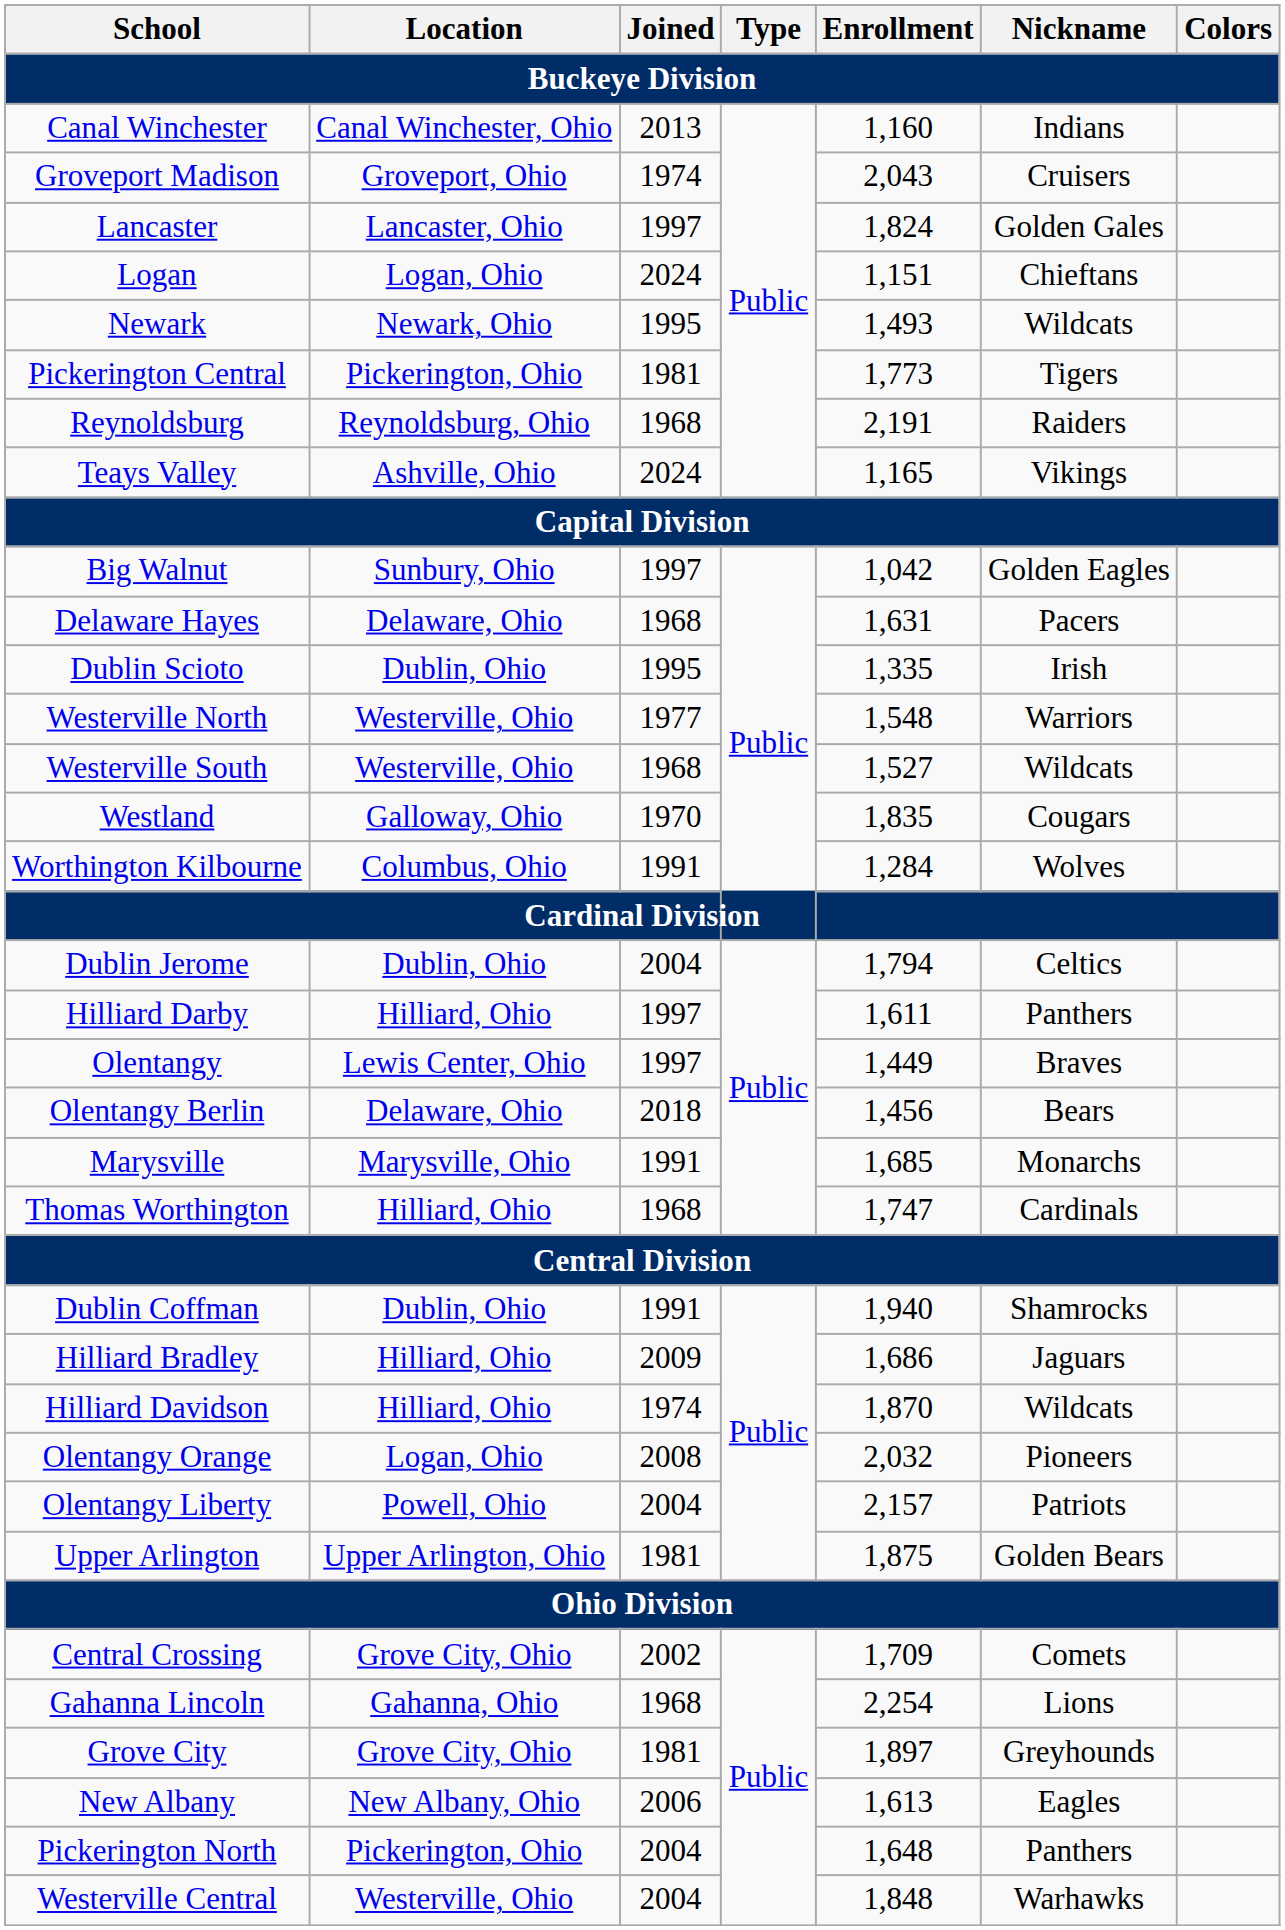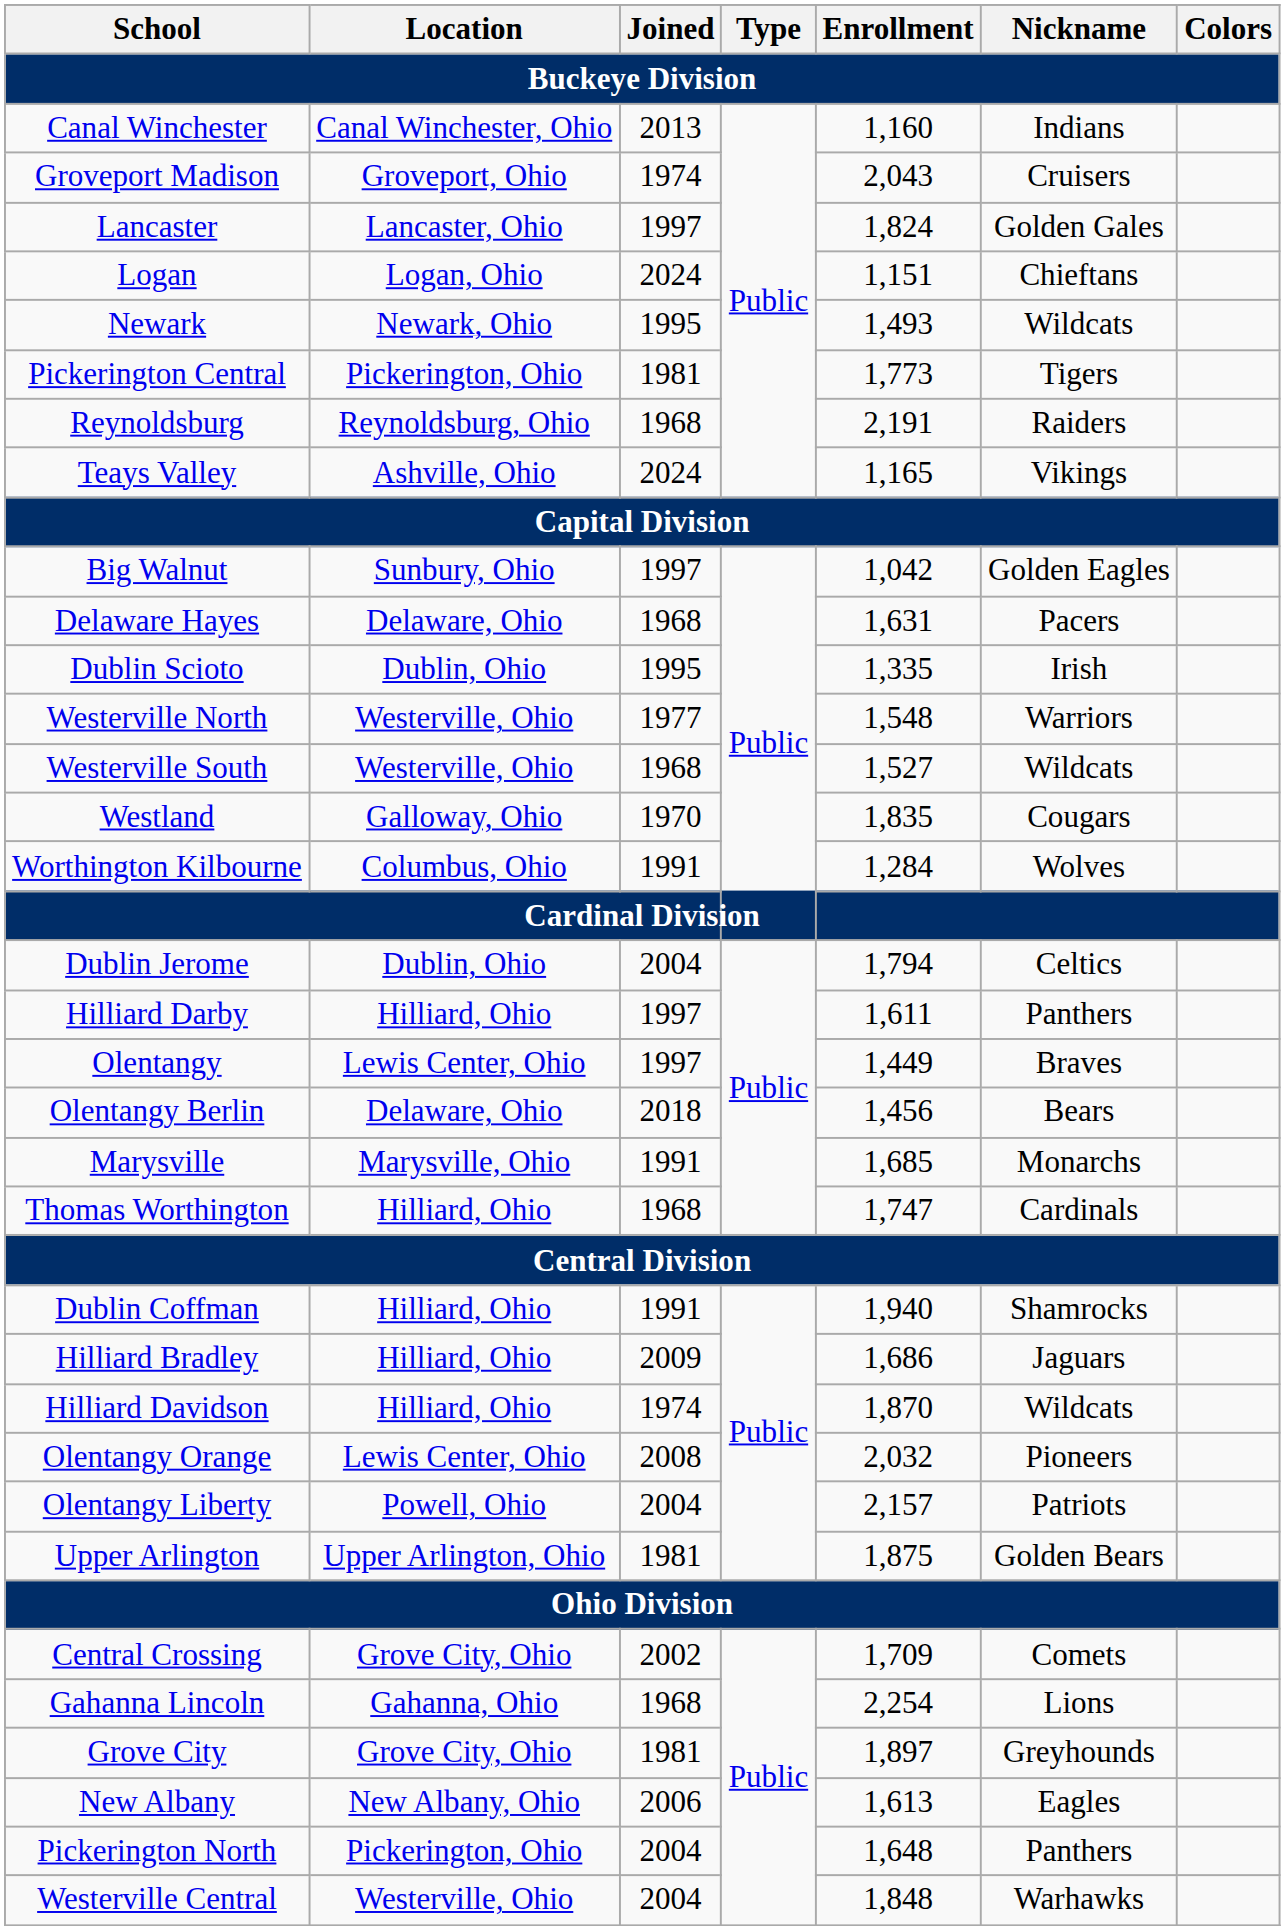(464, 1309) Dublin, Ohio -> (464, 1309) Hilliard, Ohio
(464, 1456) Logan, Ohio -> (464, 1456) Lewis Center, Ohio
